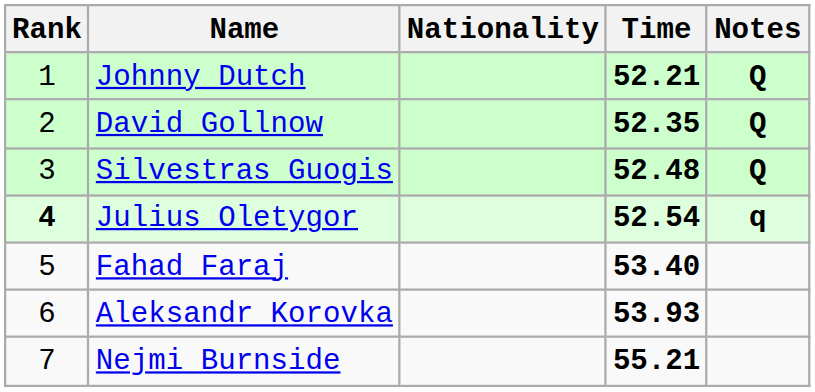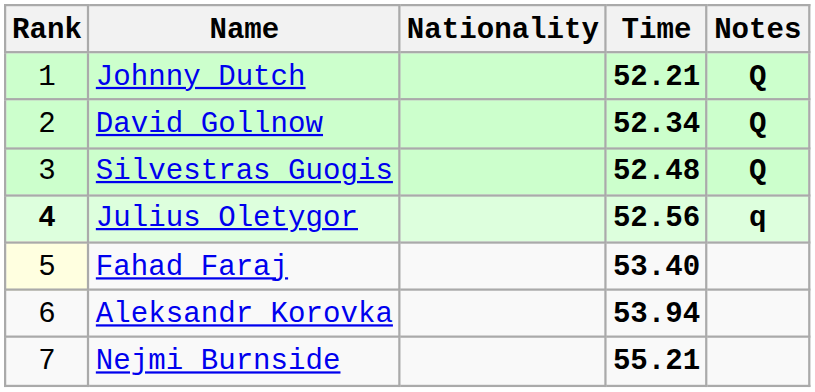(657, 124) 52.35 -> (657, 124) 52.34
(657, 219) 52.54 -> (657, 219) 52.56
(47, 266) no background -> (47, 266) lightyellow background
(657, 314) 53.93 -> (657, 314) 53.94
